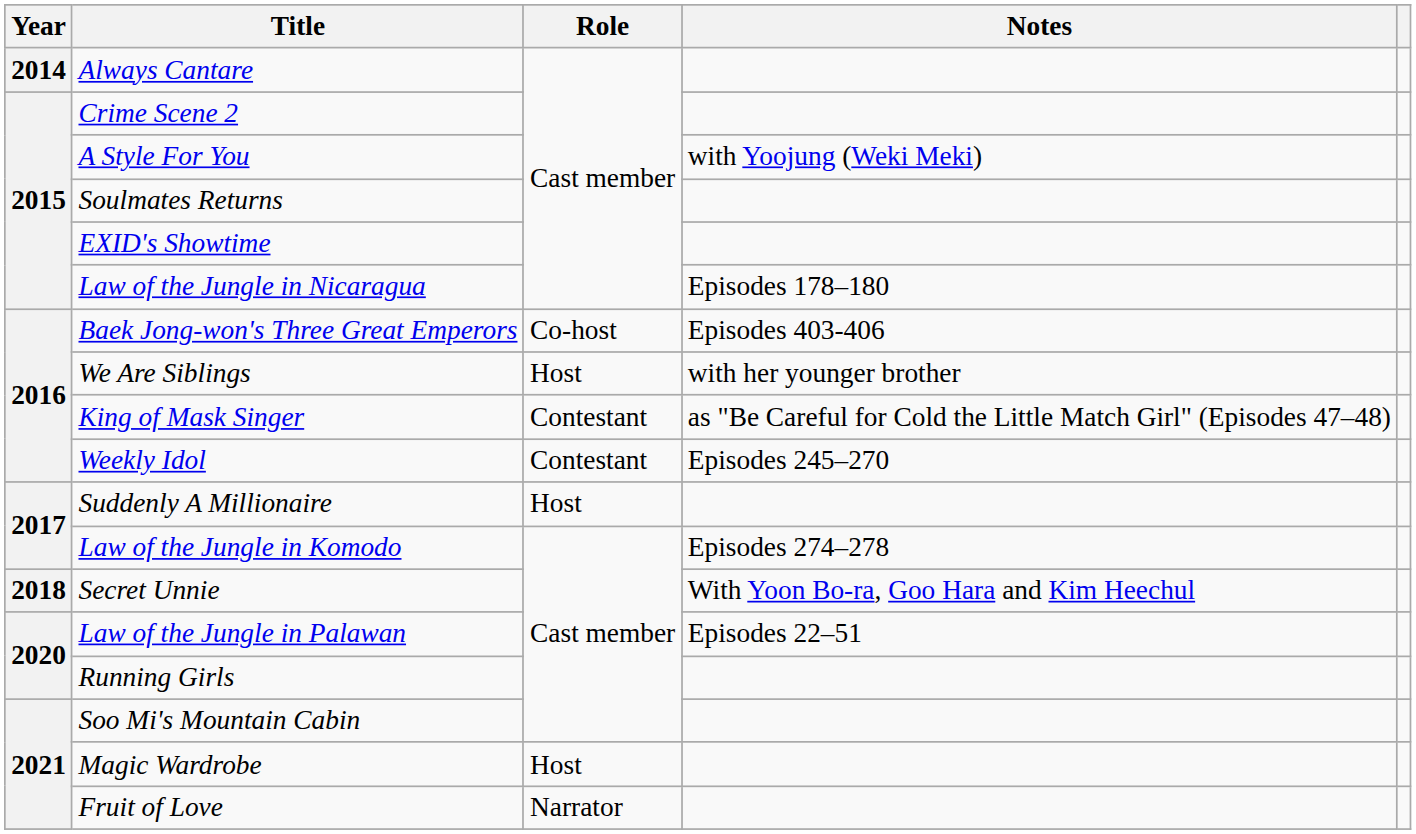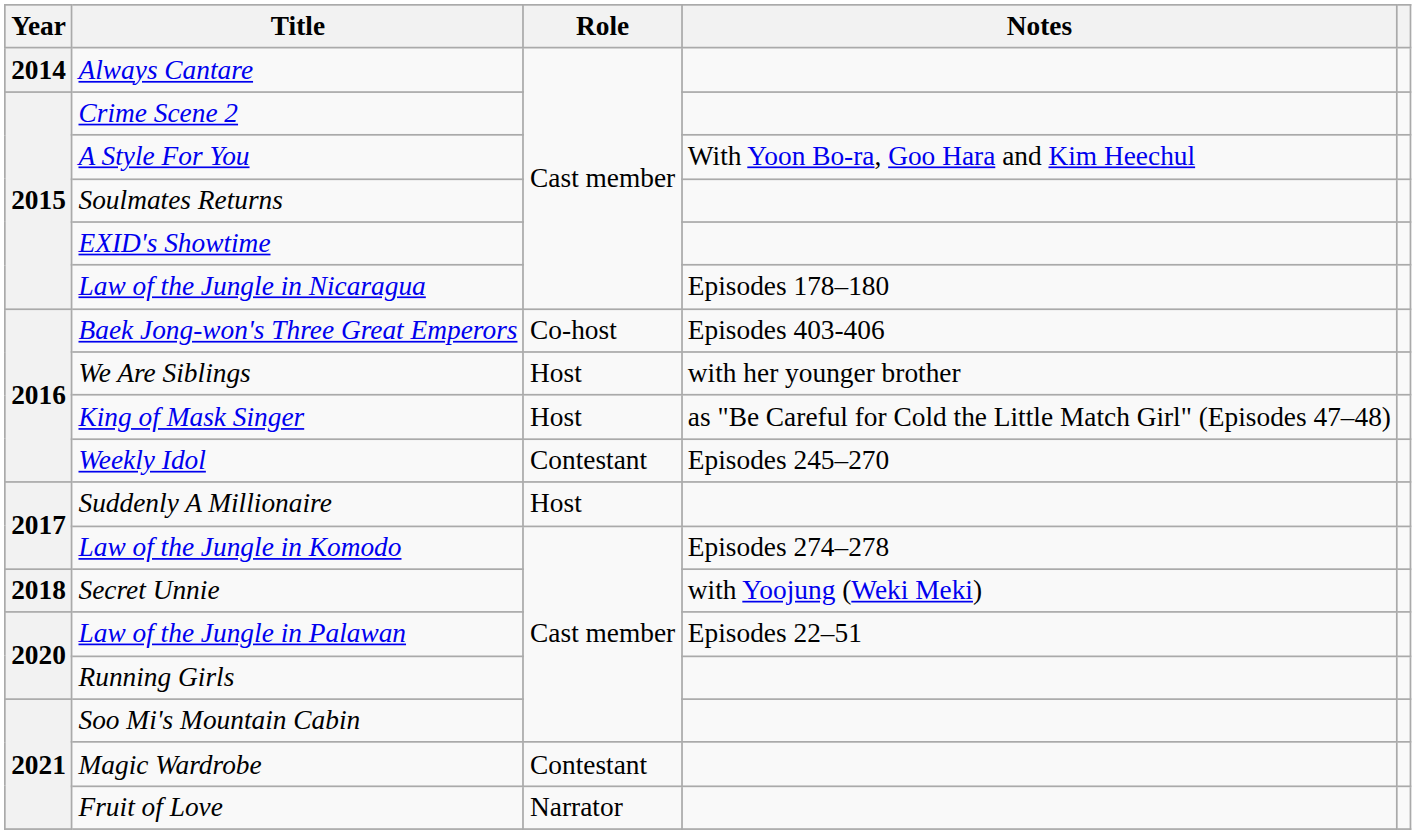(835, 156) with Yoojung (Weki Meki) -> (941, 156) With Yoon Bo-ra, Goo Hara and Kim Heechul
(589, 416) Contestant -> (556, 416) Host
(941, 590) With Yoon Bo-ra, Goo Hara and Kim Heechul -> (835, 590) with Yoojung (Weki Meki)
(556, 763) Host -> (589, 763) Contestant
